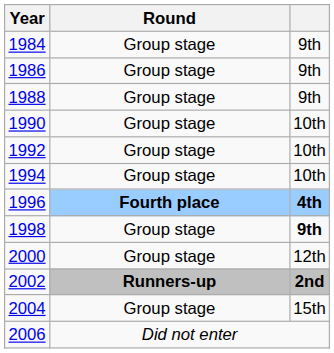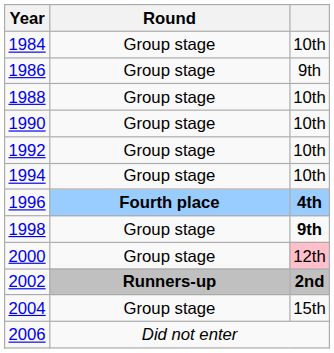(310, 45) 9th -> (310, 45) 10th
(310, 97) 9th -> (310, 97) 10th
(310, 256) no background -> (310, 256) pink background
